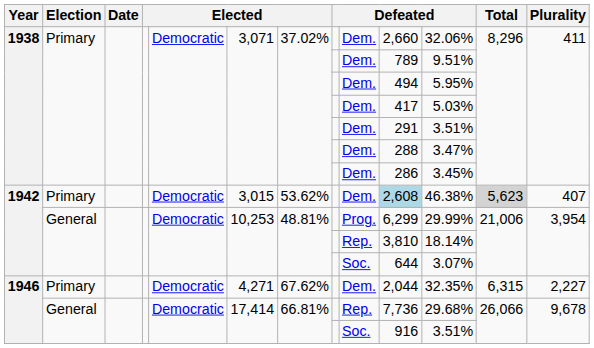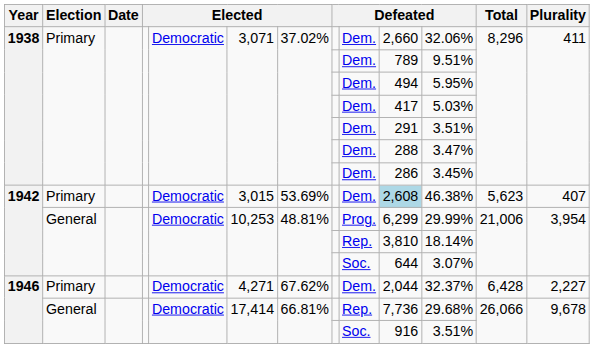(305, 196) 53.62% -> (305, 196) 53.69%
(505, 196) lightgrey background -> (505, 196) no background
(449, 286) 32.35% -> (449, 286) 32.37%
(505, 286) 6,315 -> (505, 286) 6,428
